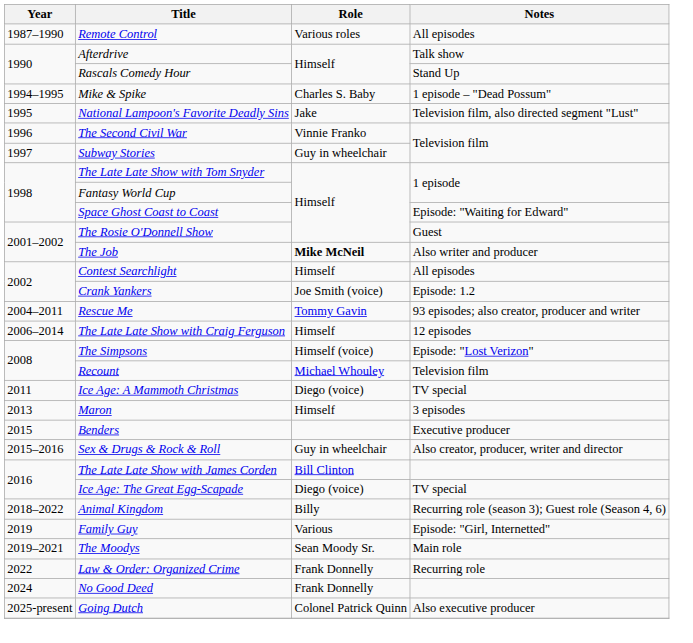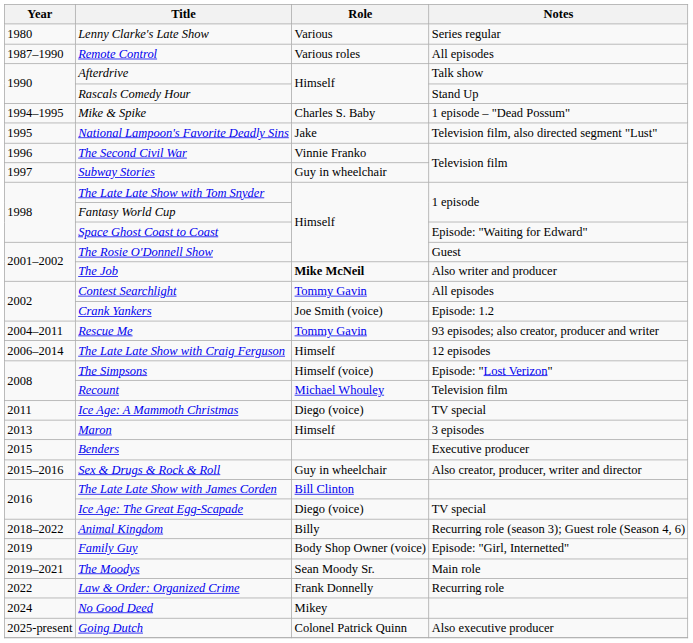+ row: (143, 34)
(315, 271) Himself -> (331, 291) Tommy Gavin
(314, 529) Various -> (360, 548) Body Shop Owner (voice)
(334, 588) Frank Donnelly -> (311, 608) Mikey
